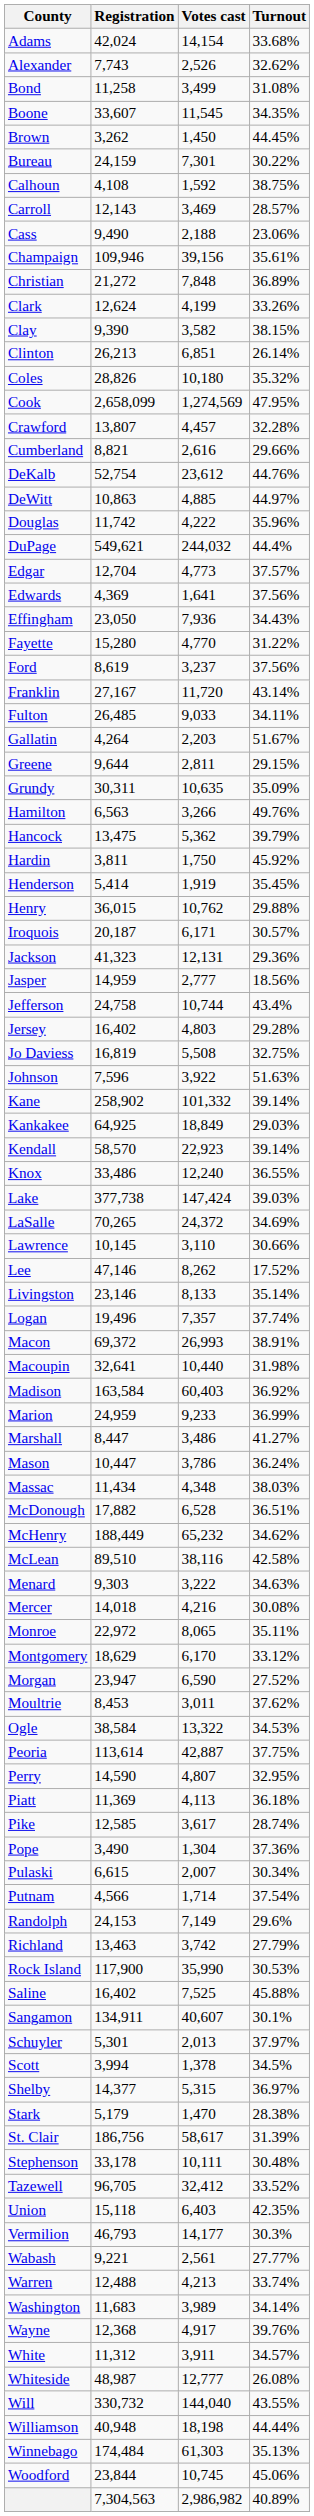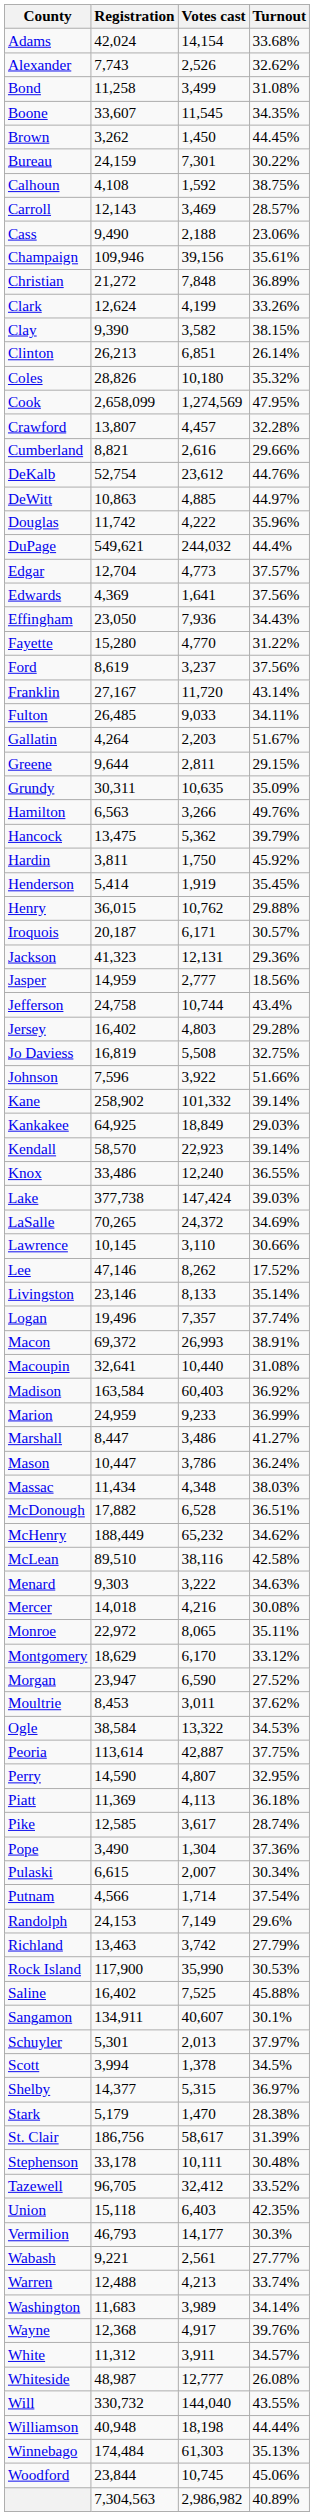(276, 1077) 51.63% -> (276, 1077) 51.66%
(276, 1366) 31.98% -> (276, 1366) 31.08%
